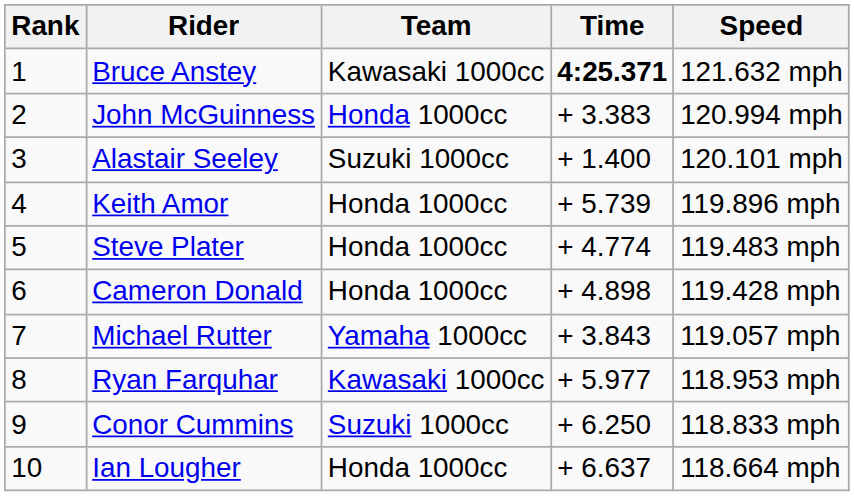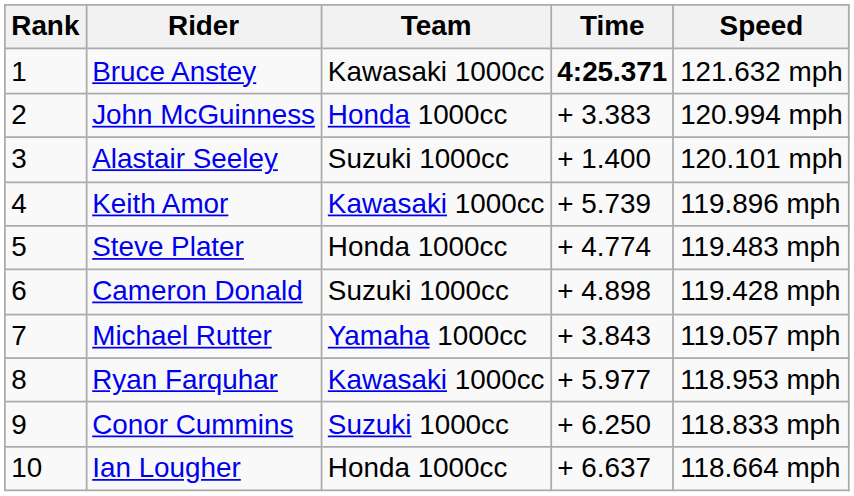(418, 203) Honda 1000cc -> (436, 203) Kawasaki 1000cc
(418, 291) Honda 1000cc -> (418, 291) Suzuki 1000cc
